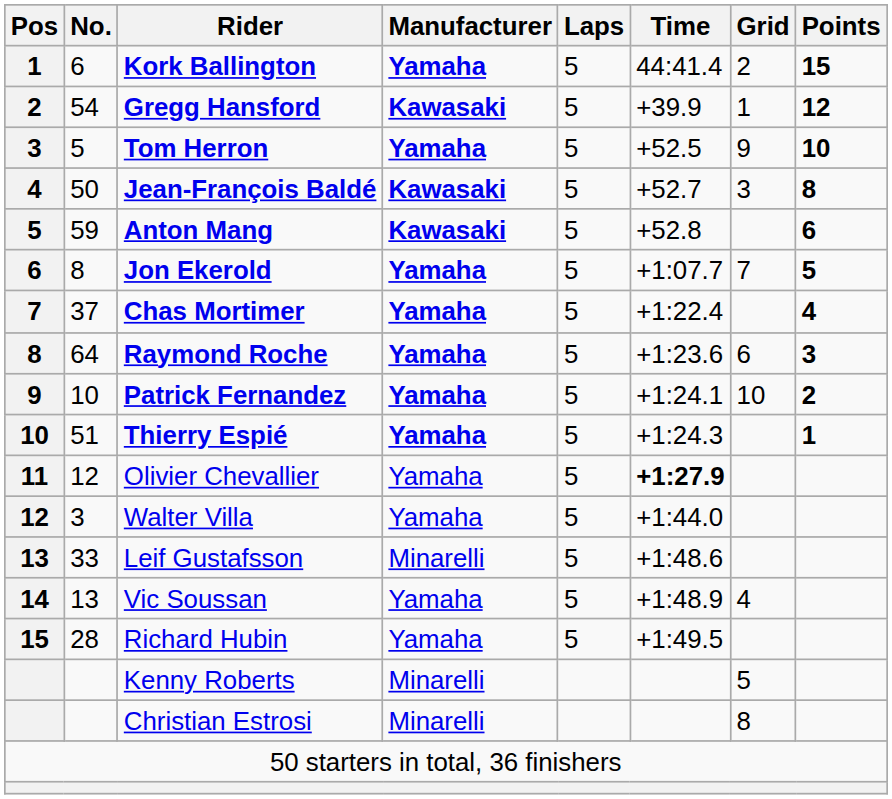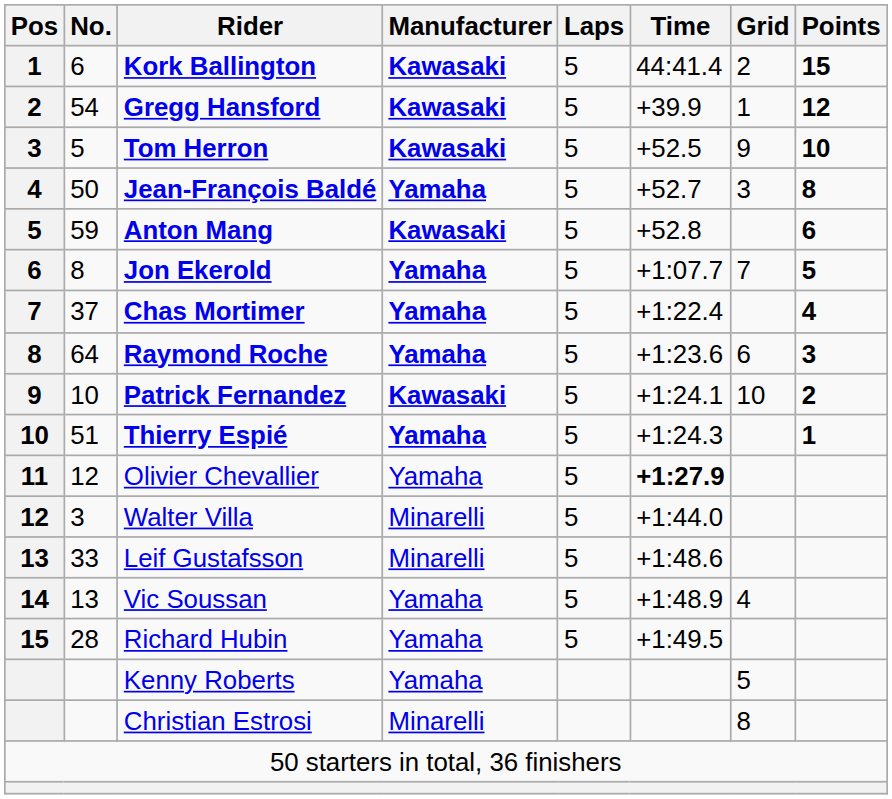(437, 66) Yamaha -> (447, 66) Kawasaki
(437, 148) Yamaha -> (447, 148) Kawasaki
(447, 189) Kawasaki -> (437, 189) Yamaha
(437, 394) Yamaha -> (447, 394) Kawasaki
(436, 516) Yamaha -> (436, 516) Minarelli
(436, 680) Minarelli -> (436, 680) Yamaha
